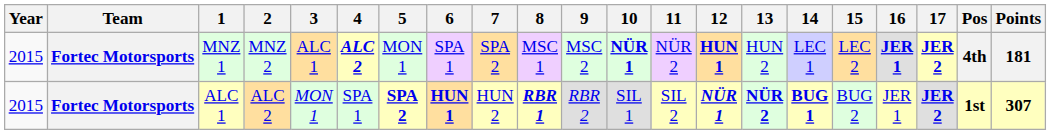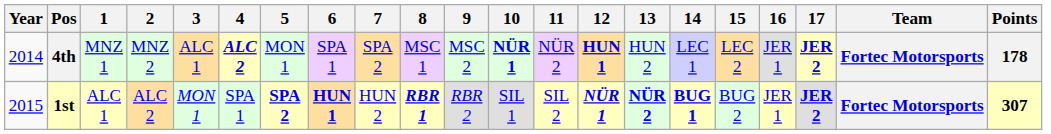columns swapped: (123, 18) <-> (975, 18)
(26, 56) 2015 -> (26, 56) 2014
(897, 56) bold -> (778, 56) normal
(1018, 56) 181 -> (1015, 56) 178
